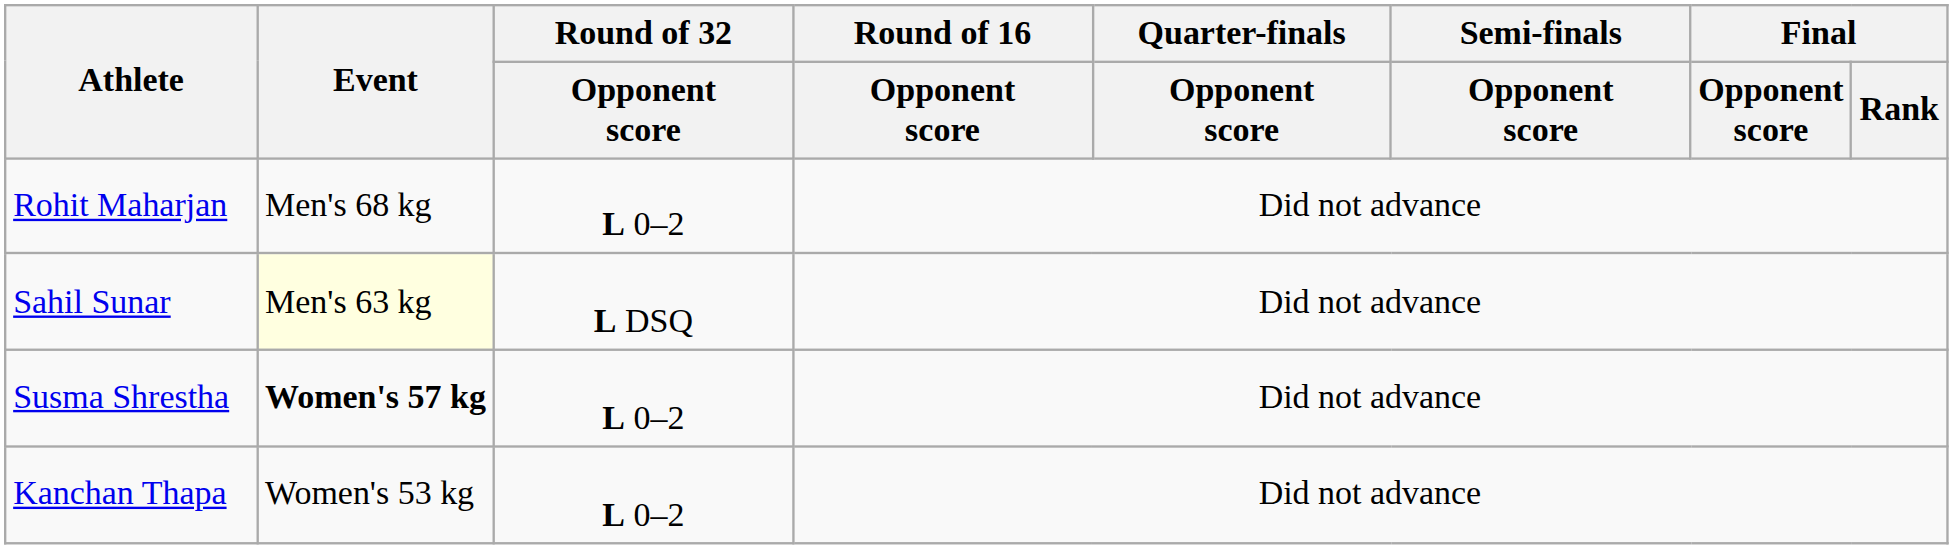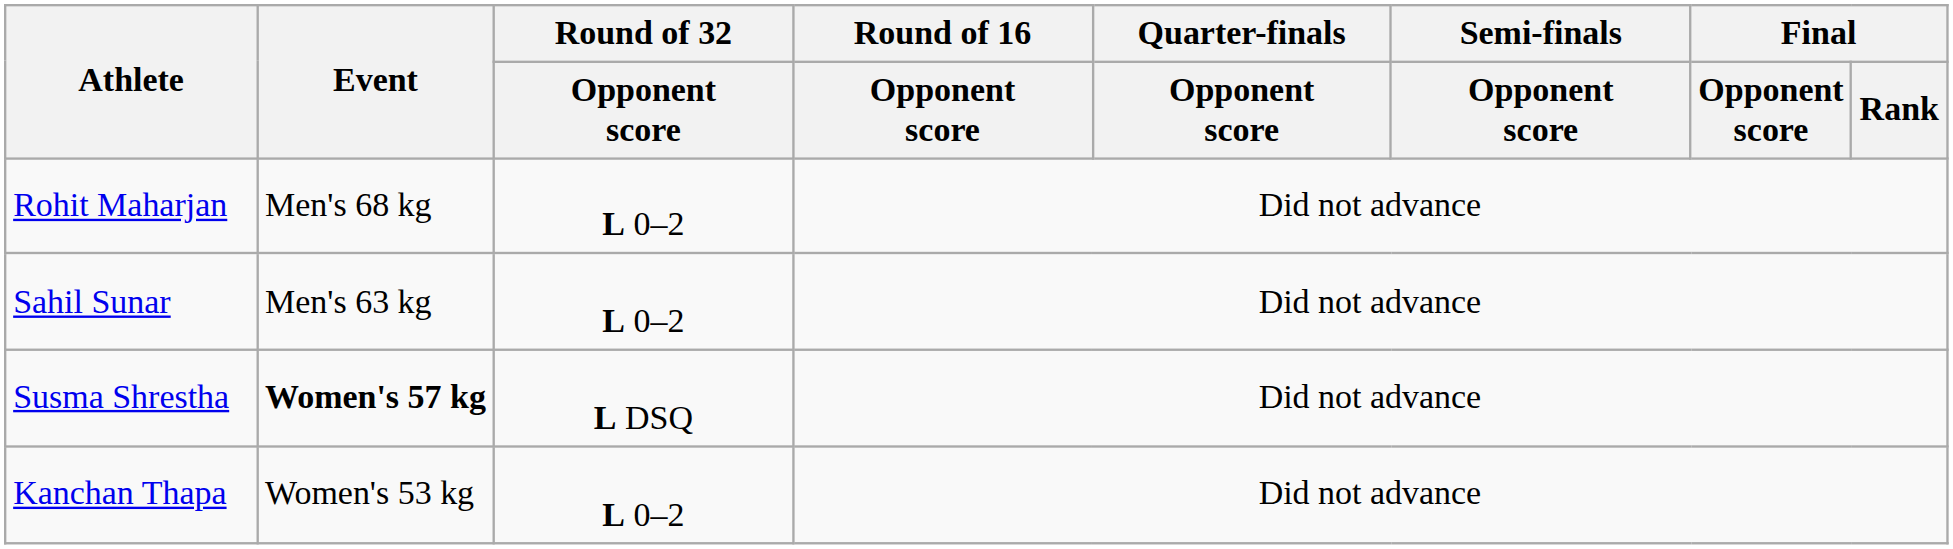(348, 301) lightyellow background -> (348, 301) no background
(643, 321) L DSQ -> (643, 321) L 0–2
(643, 417) L 0–2 -> (643, 417) L DSQ
